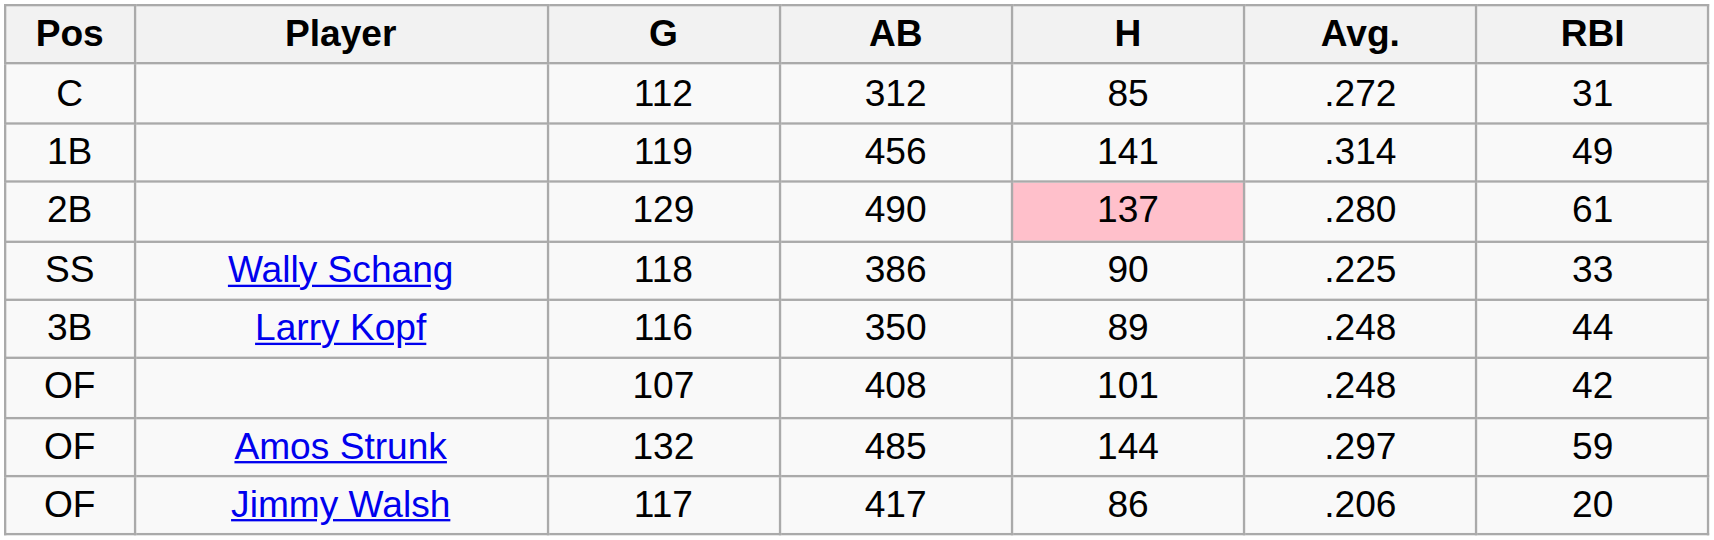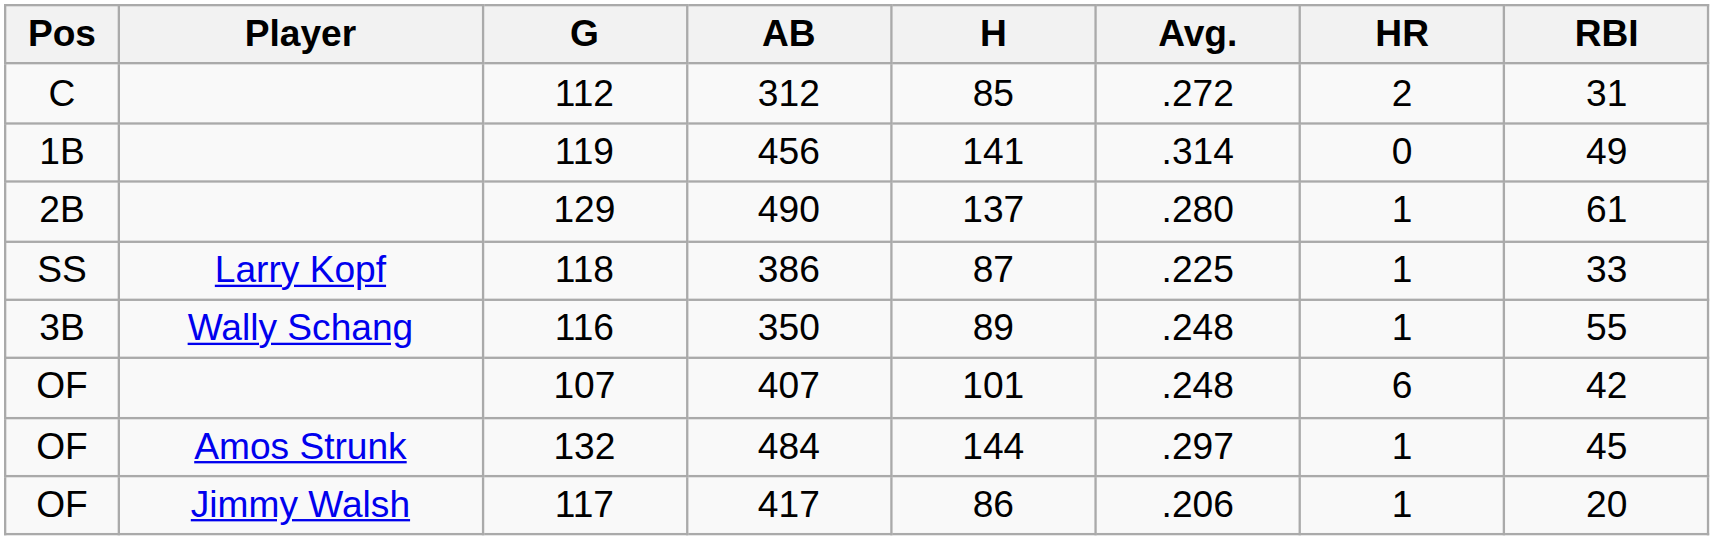+ column: (1402, 33)
(1128, 210) pink background -> (993, 210) no background
(341, 269) Wally Schang -> (300, 269) Larry Kopf
(1128, 269) 90 -> (993, 269) 87
(341, 328) Larry Kopf -> (300, 328) Wally Schang
(1593, 328) 44 -> (1607, 328) 55
(896, 387) 408 -> (789, 387) 407
(896, 446) 485 -> (789, 446) 484
(1593, 446) 59 -> (1607, 446) 45
